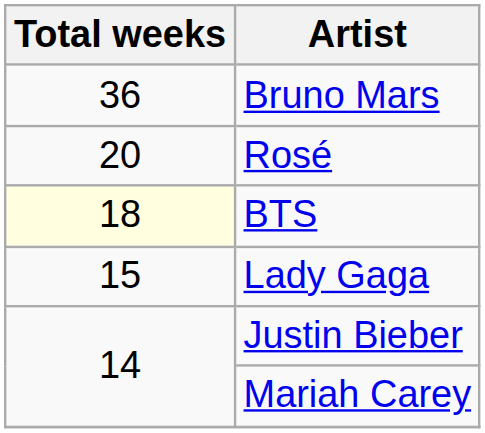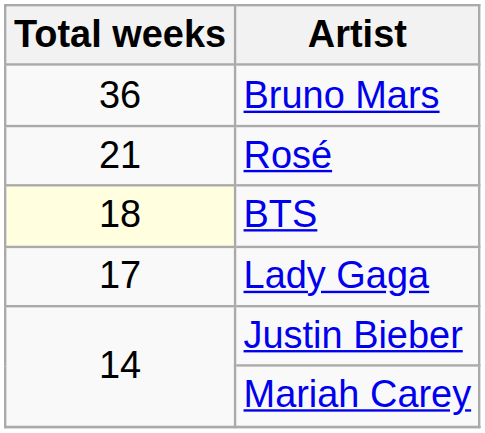(120, 154) 20 -> (120, 154) 21
(120, 275) 15 -> (120, 275) 17
